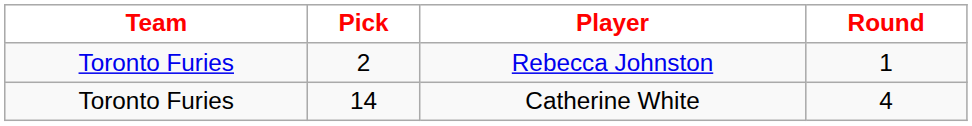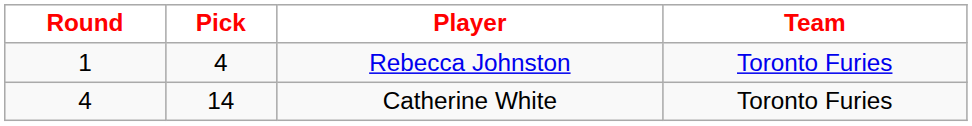columns swapped: (886, 23) <-> (156, 23)
(363, 62) 2 -> (221, 62) 4
